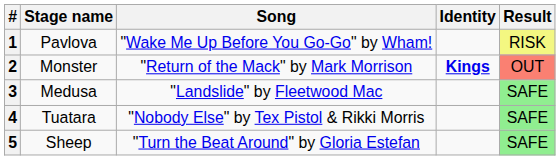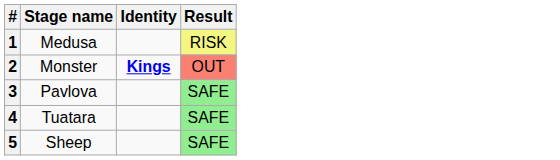- column: (276, 17)
(69, 42) Pavlova -> (69, 42) Medusa
(69, 92) Medusa -> (69, 92) Pavlova
